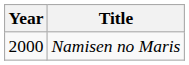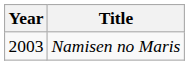(26, 45) 2000 -> (26, 45) 2003
